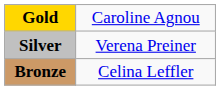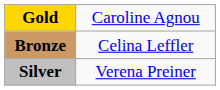rows swapped: (40, 44) <-> (40, 71)
